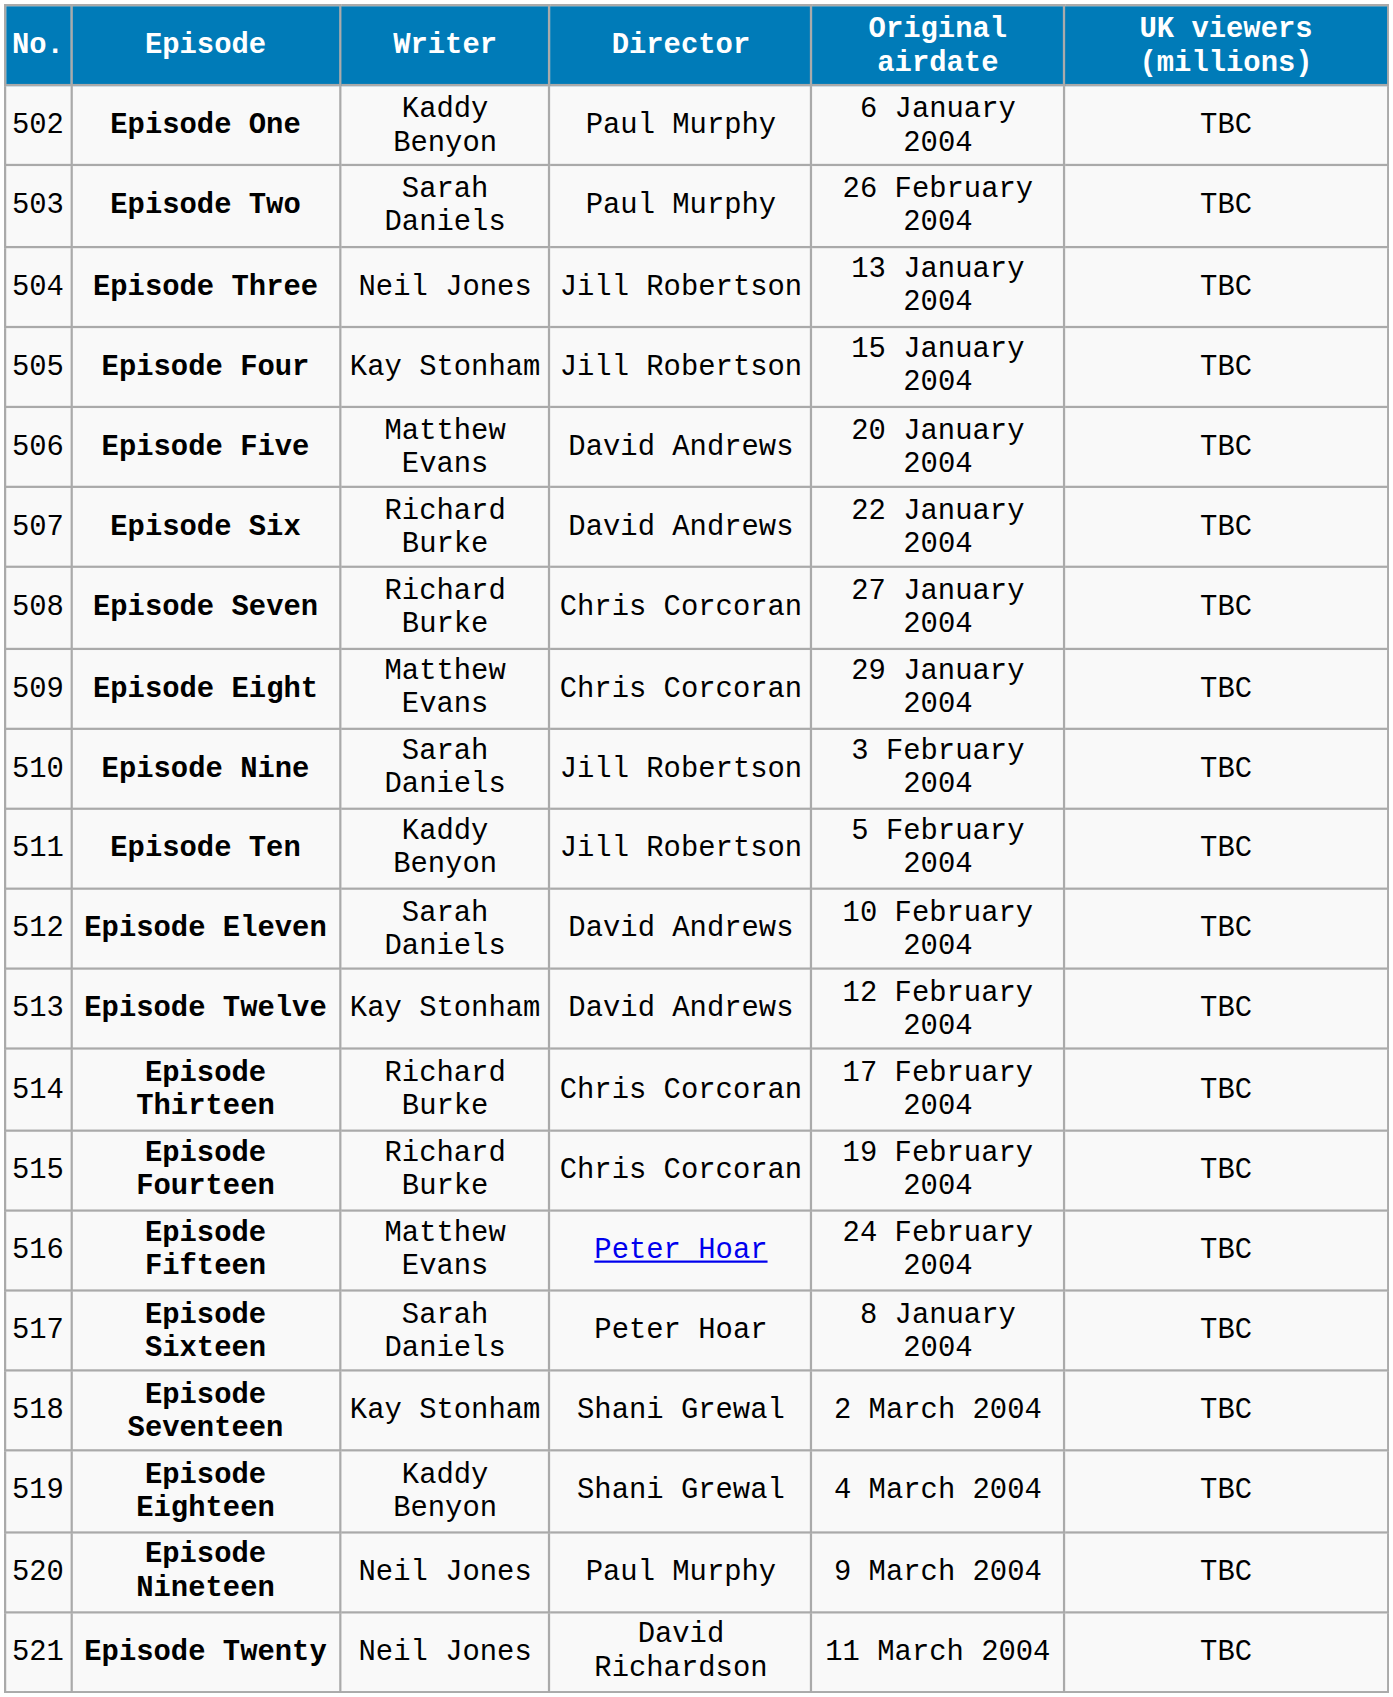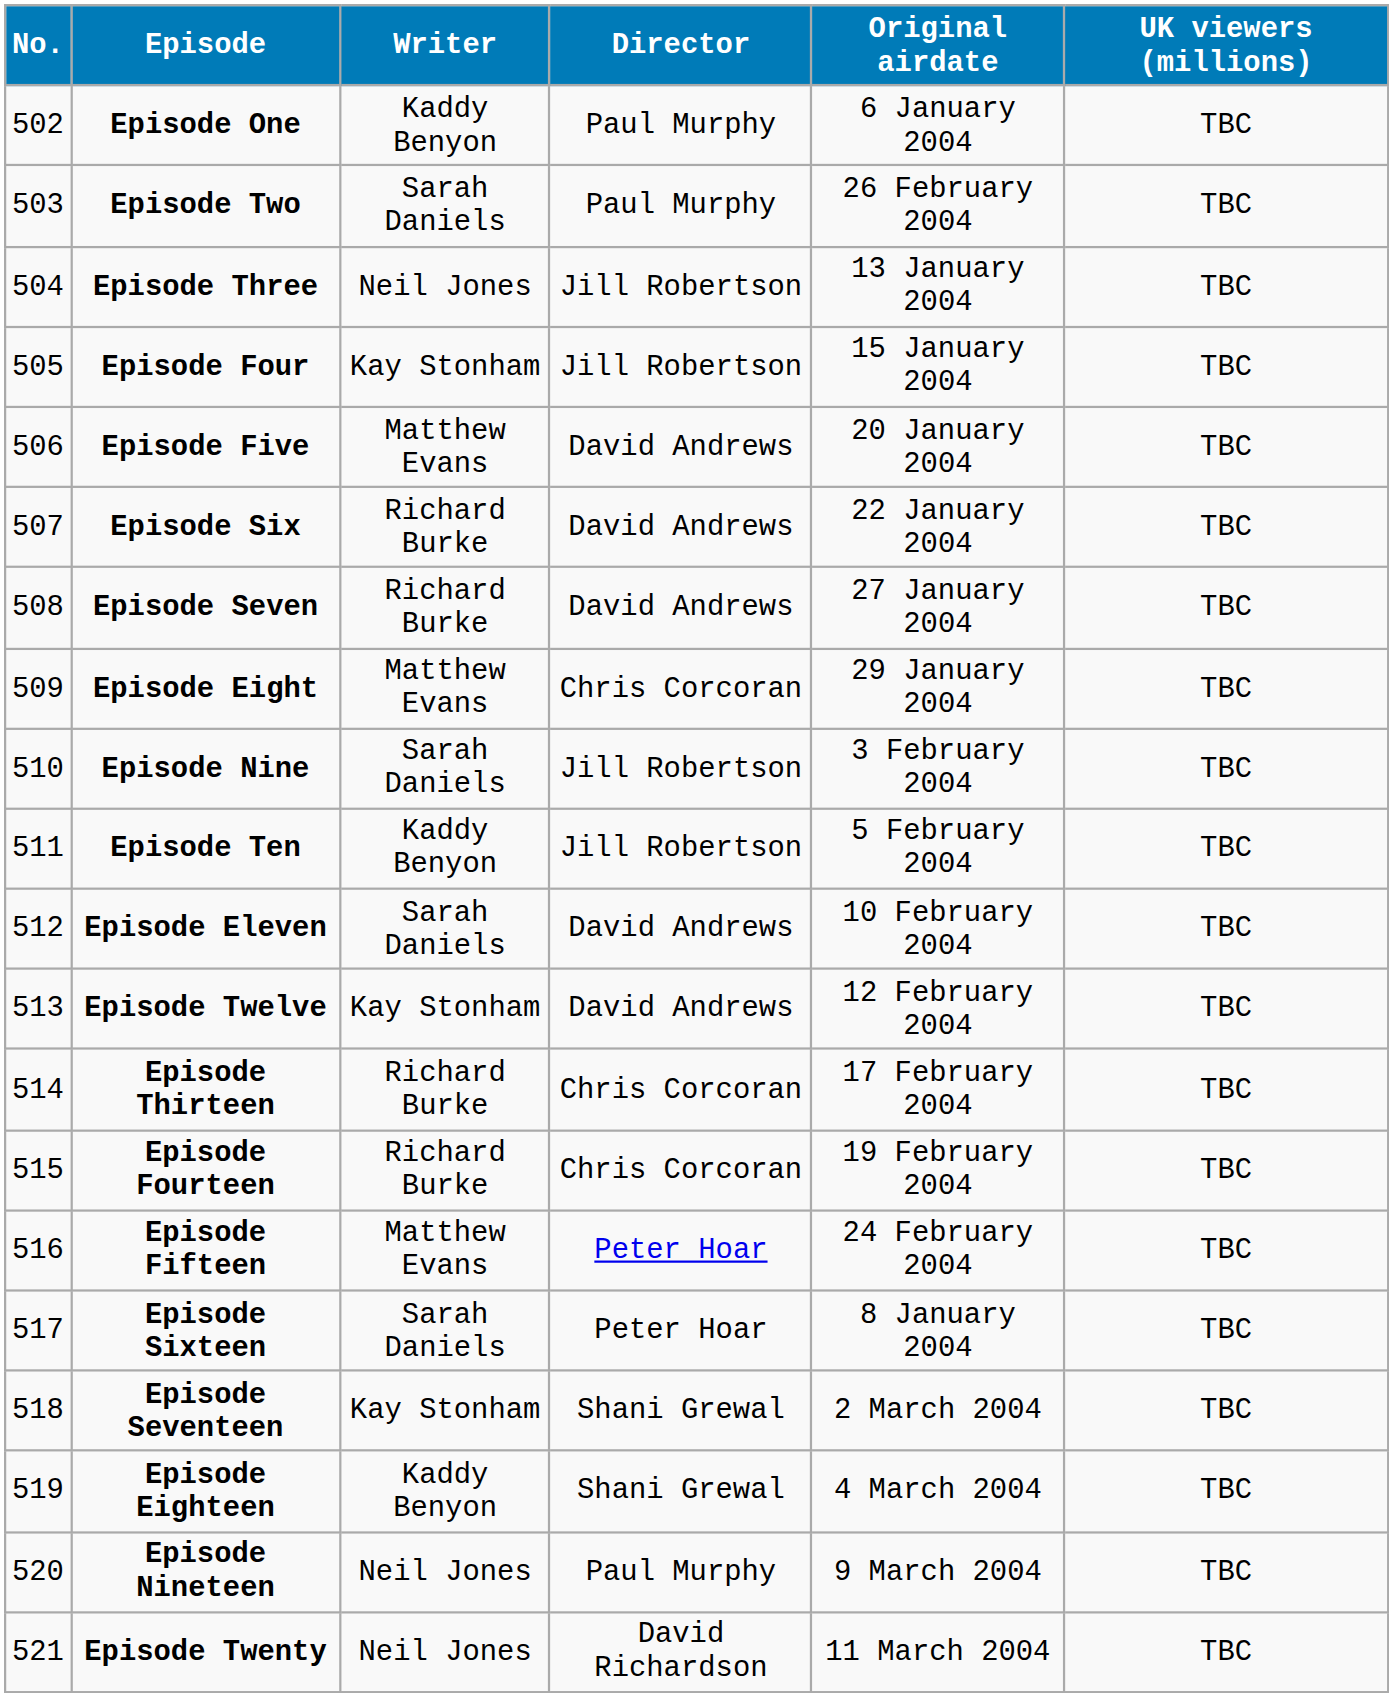(681, 608) Chris Corcoran -> (681, 608) David Andrews
